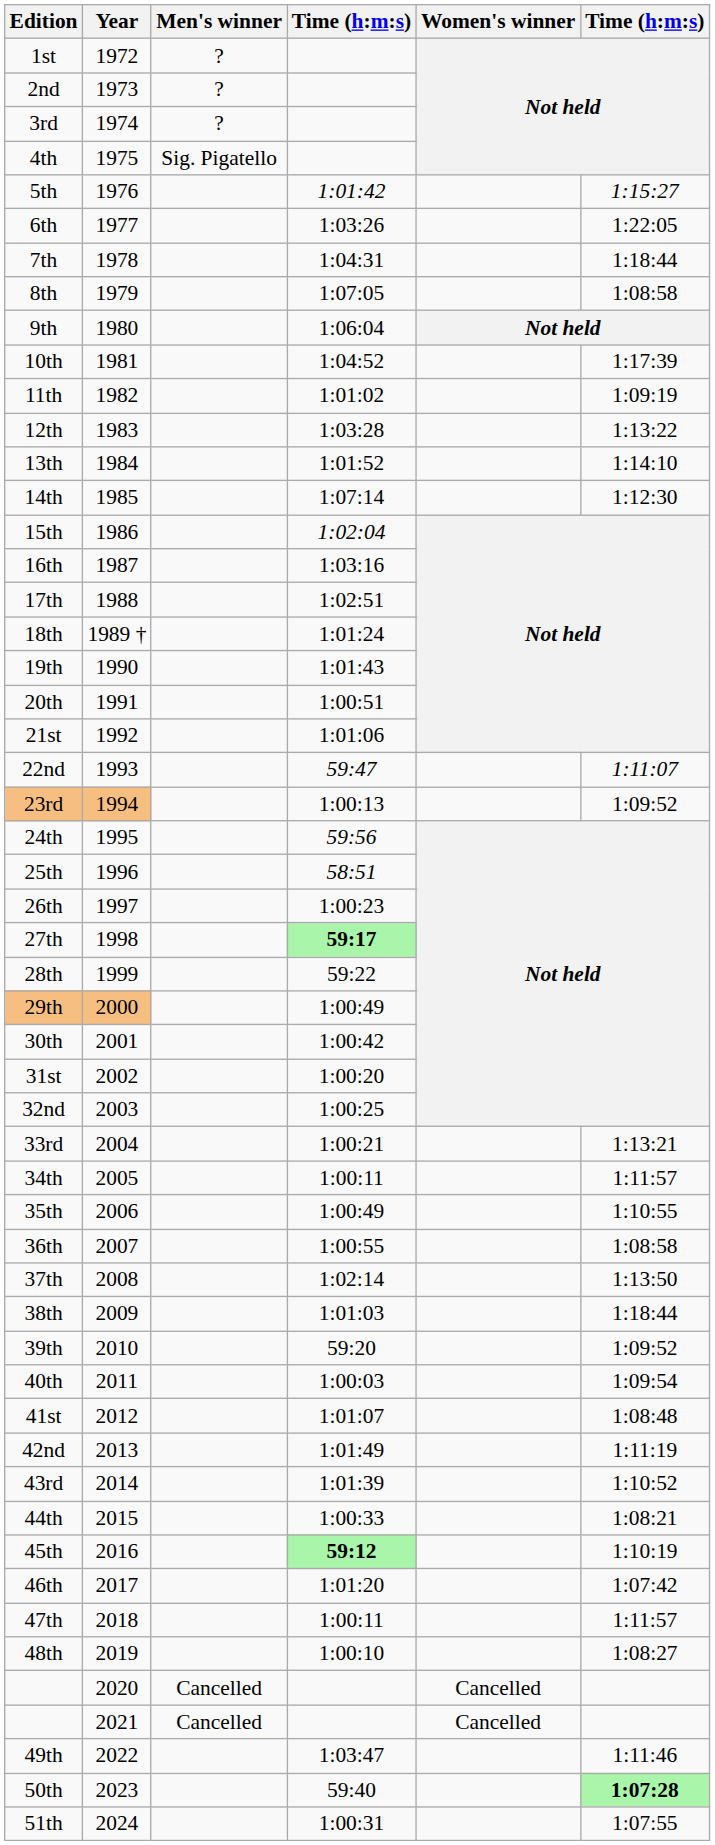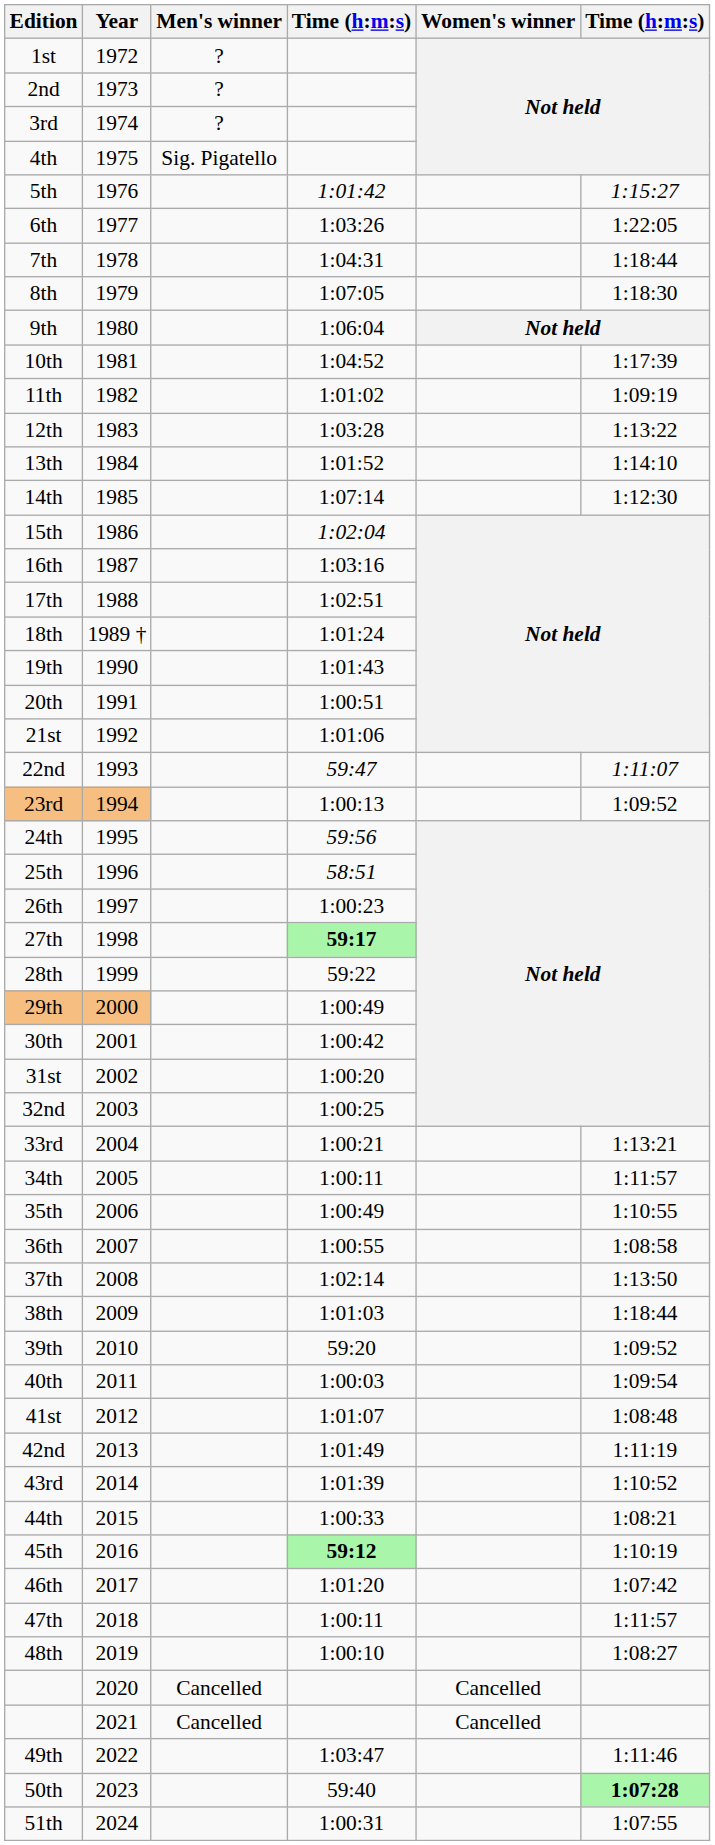(645, 293) 1:08:58 -> (645, 293) 1:18:30
